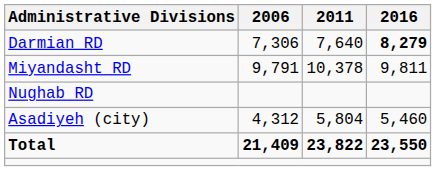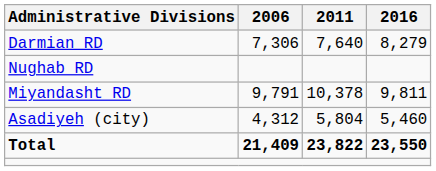(404, 43) bold -> (404, 43) normal
rows swapped: (70, 69) <-> (51, 94)
